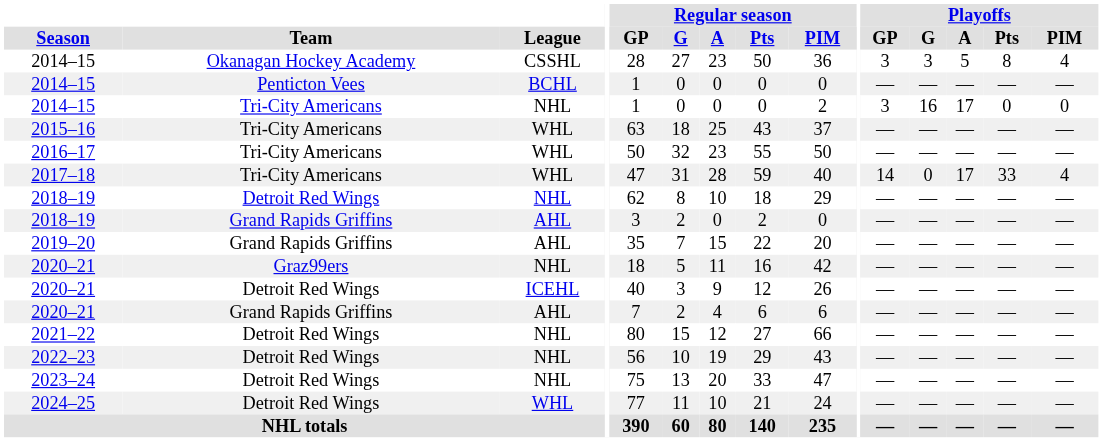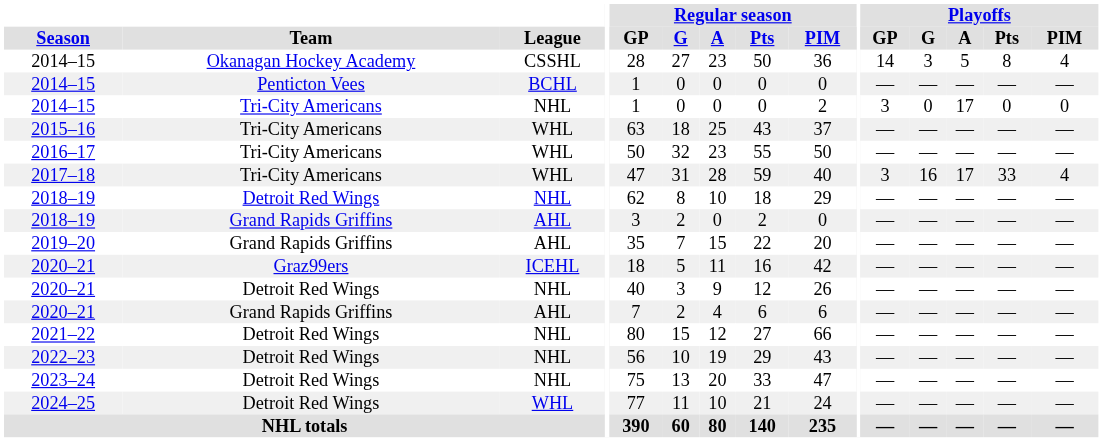(885, 60) 3 -> (885, 60) 14
(928, 106) 16 -> (928, 106) 0
(885, 174) 14 -> (885, 174) 3
(928, 174) 0 -> (928, 174) 16
(552, 266) NHL -> (552, 266) ICEHL
(552, 288) ICEHL -> (552, 288) NHL
